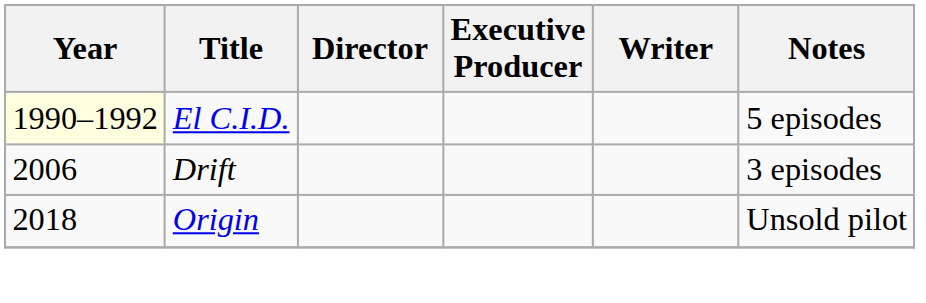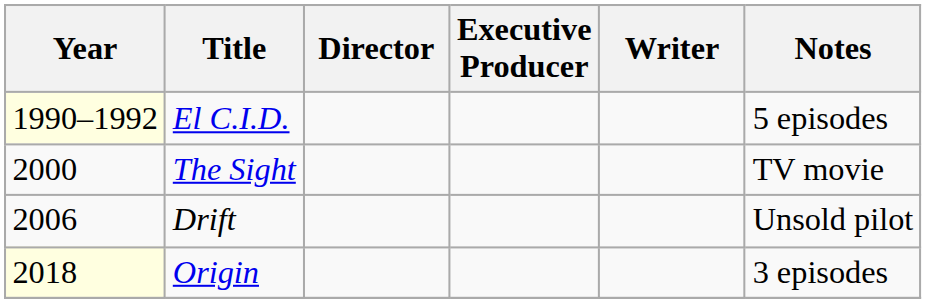+ row: (234, 169)
(814, 169) 3 episodes -> (833, 220) Unsold pilot
(45, 220) no background -> (45, 271) lightyellow background
(827, 220) Unsold pilot -> (820, 271) 3 episodes
